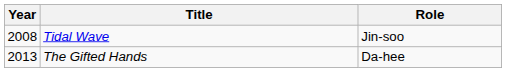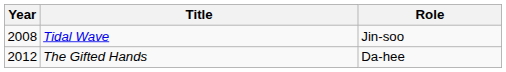(22, 57) 2013 -> (22, 57) 2012
